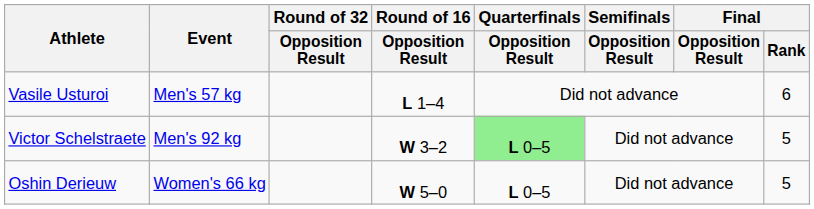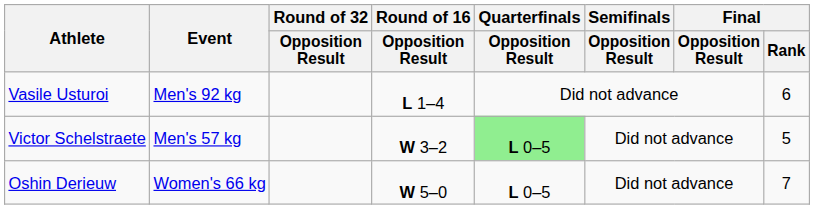(197, 95) Men's 57 kg -> (197, 95) Men's 92 kg
(197, 139) Men's 92 kg -> (197, 139) Men's 57 kg
(786, 183) 5 -> (786, 183) 7
